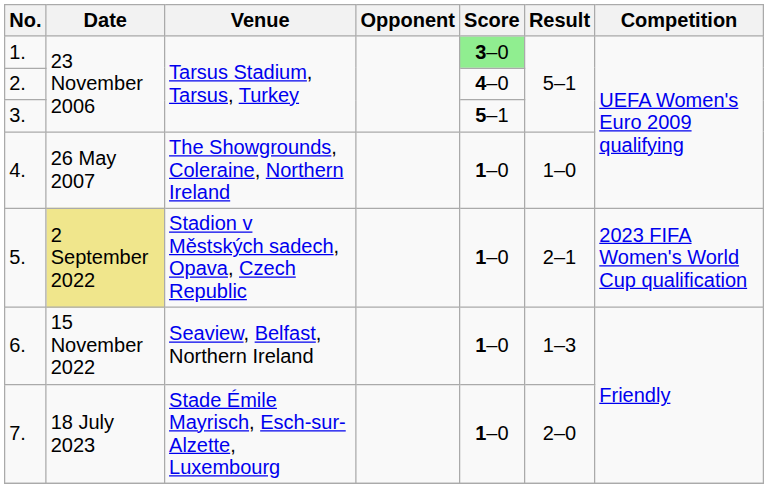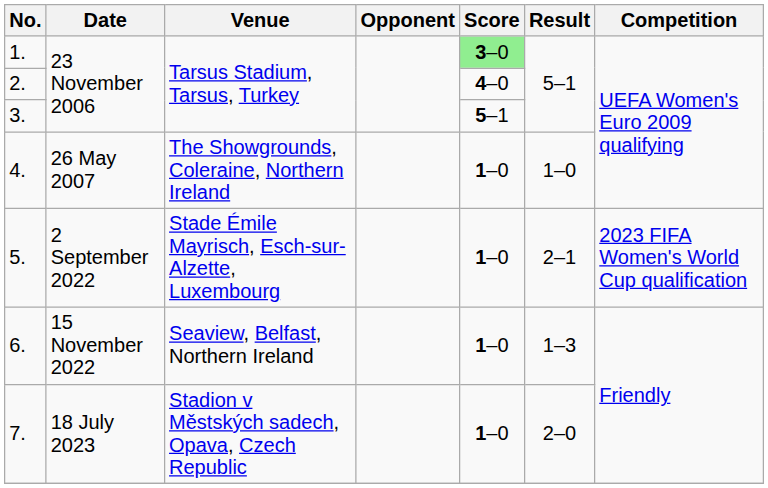(100, 257) khaki background -> (100, 257) no background
(254, 257) Stadion v Městských sadech, Opava, Czech Republic -> (257, 257) Stade Émile Mayrisch, Esch-sur-Alzette, Luxembourg
(257, 433) Stade Émile Mayrisch, Esch-sur-Alzette, Luxembourg -> (254, 433) Stadion v Městských sadech, Opava, Czech Republic
